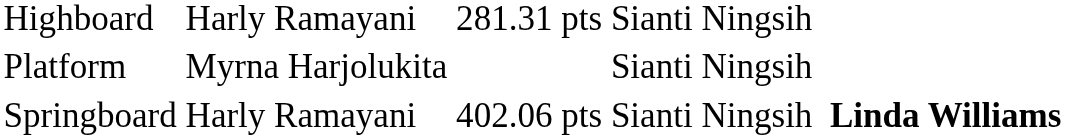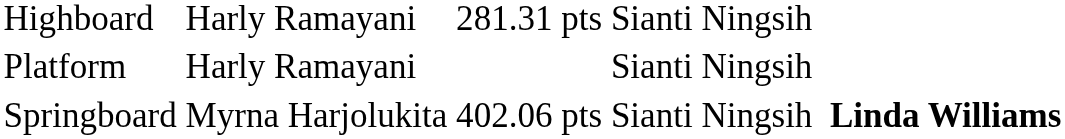(316, 66) Myrna Harjolukita -> (301, 66) Harly Ramayani
(301, 115) Harly Ramayani -> (316, 115) Myrna Harjolukita
